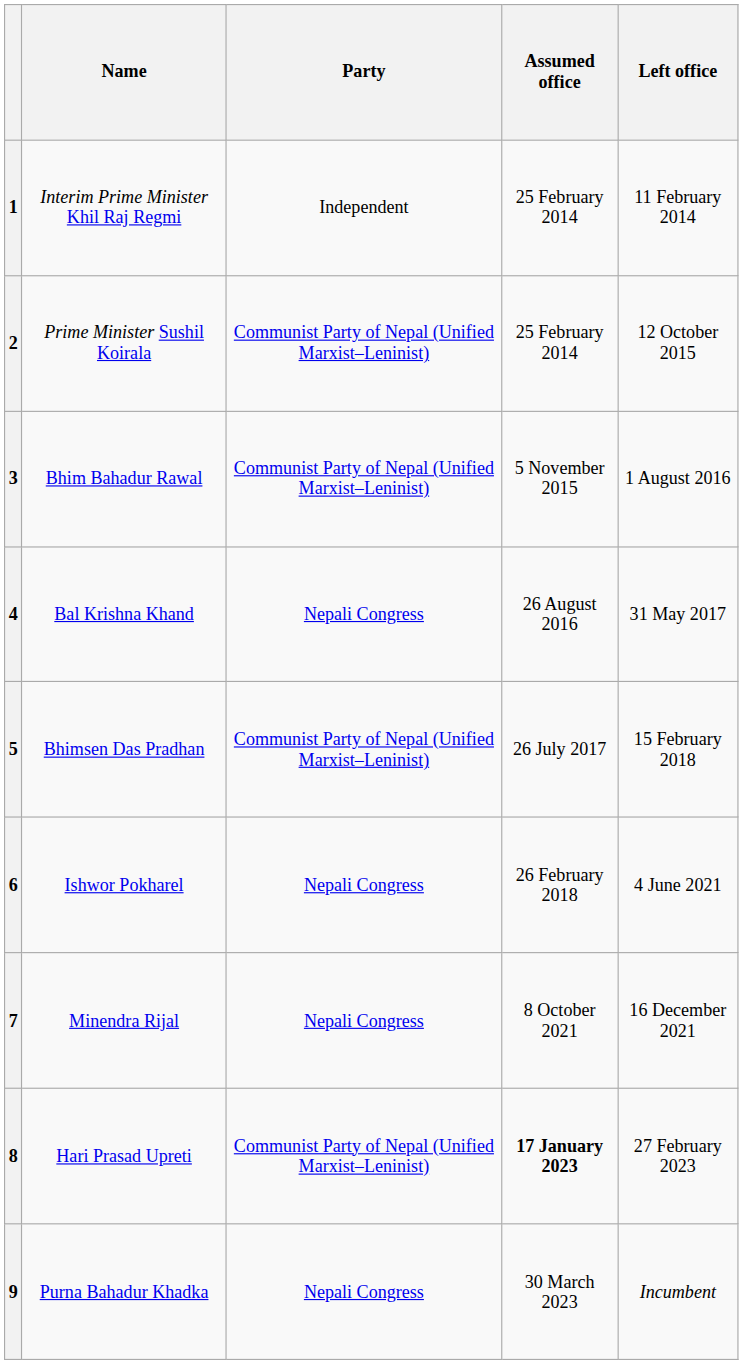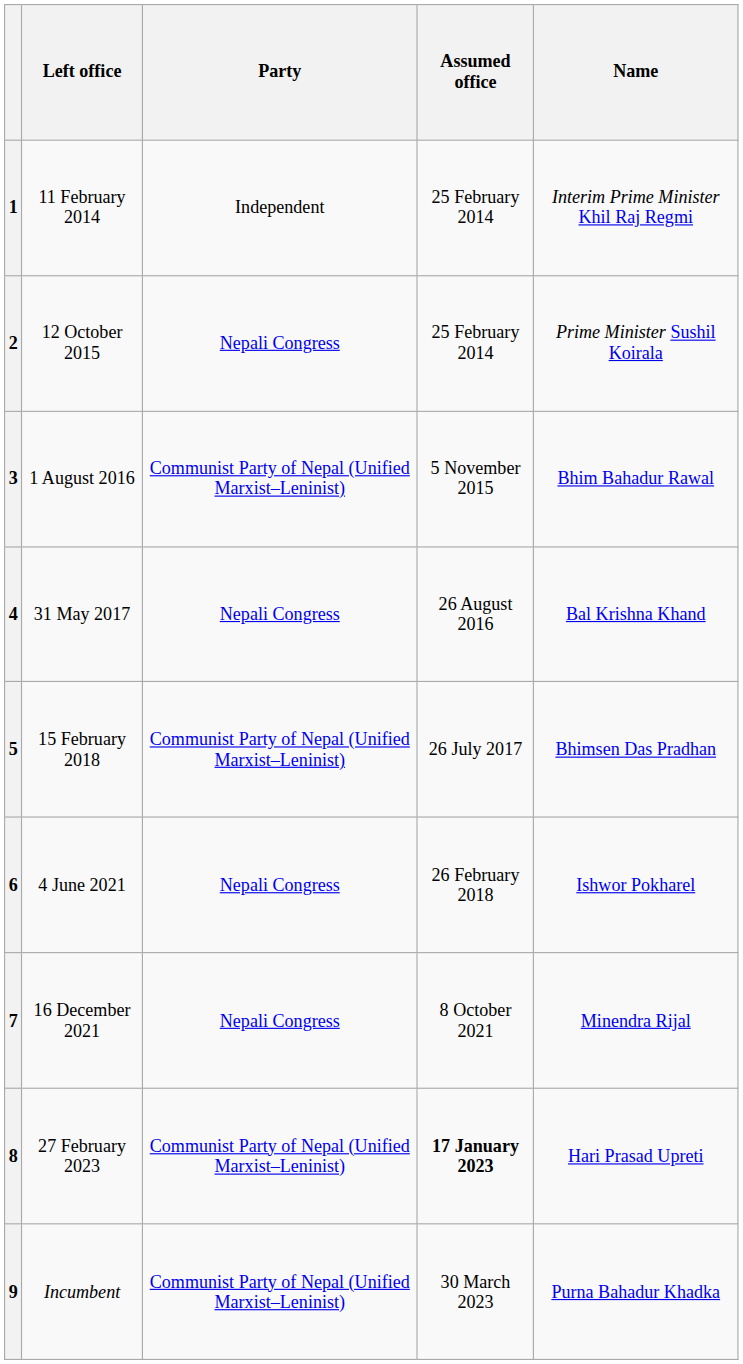columns swapped: (124, 72) <-> (678, 72)
(364, 343) Communist Party of Nepal (Unified Marxist–Leninist) -> (280, 343) Nepali Congress
(364, 1291) Nepali Congress -> (280, 1291) Communist Party of Nepal (Unified Marxist–Leninist)
